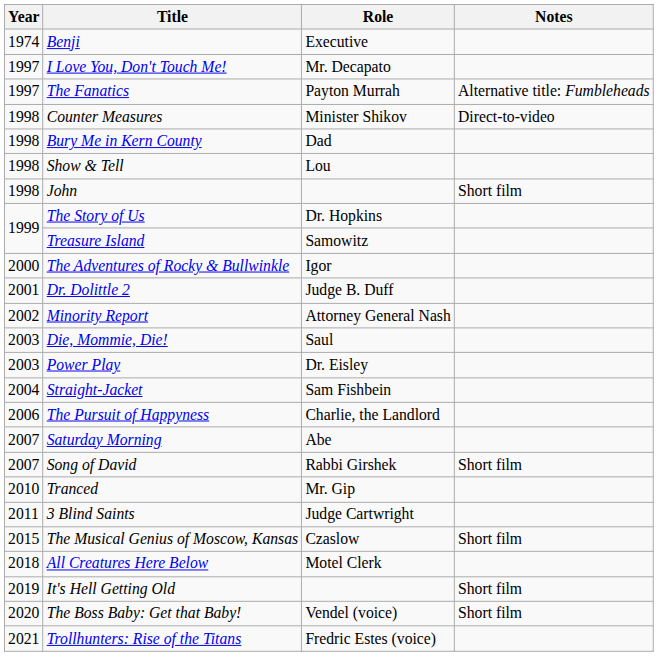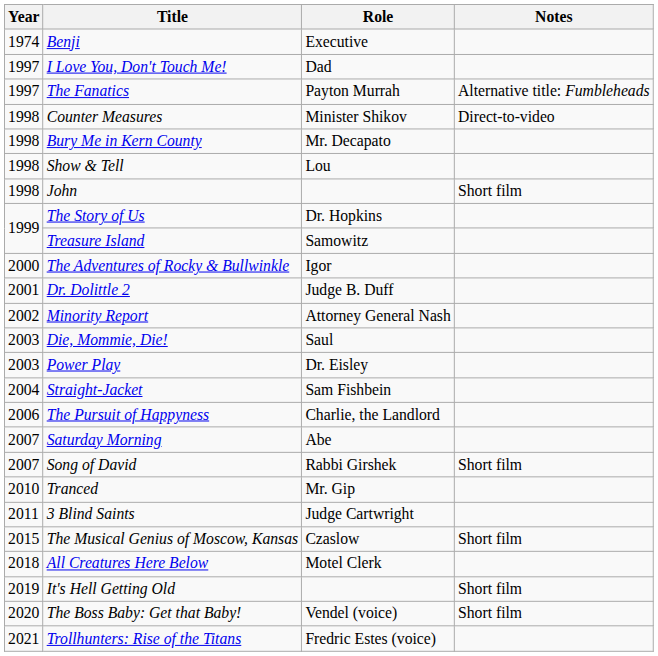(348, 66) Mr. Decapato -> (318, 66) Dad
(318, 141) Dad -> (348, 141) Mr. Decapato
